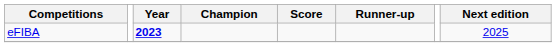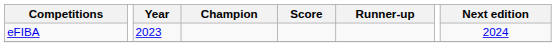(149, 32) bold -> (149, 32) normal
(496, 32) 2025 -> (496, 32) 2024
